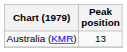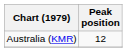(100, 39) 13 -> (100, 39) 12
